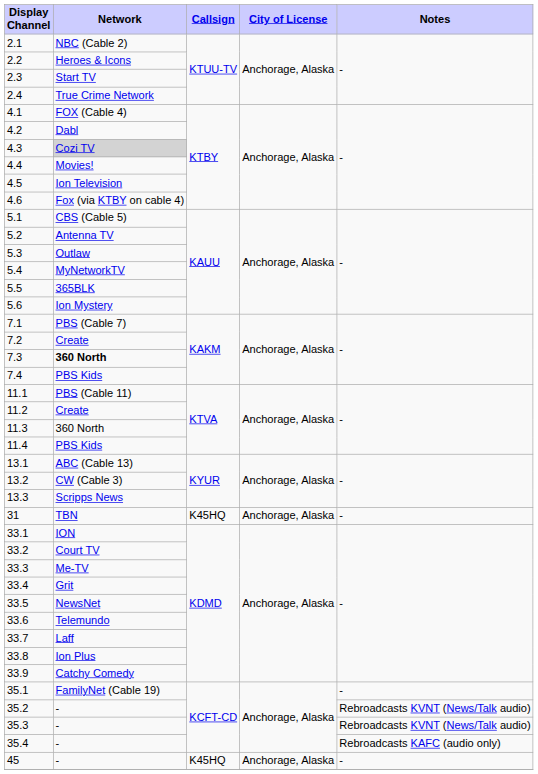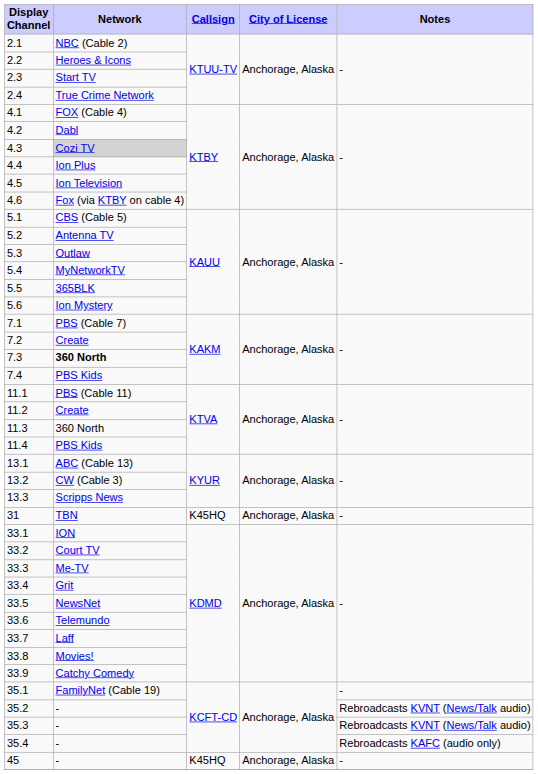(75, 165) Movies! -> (75, 165) Ion Plus
(75, 655) Ion Plus -> (75, 655) Movies!
